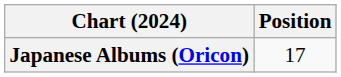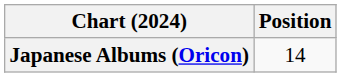(295, 54) 17 -> (295, 54) 14
